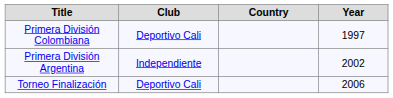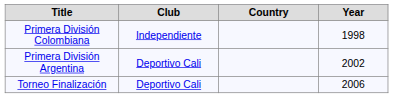(169, 35) Deportivo Cali -> (169, 35) Independiente
(353, 35) 1997 -> (353, 35) 1998
(169, 62) Independiente -> (169, 62) Deportivo Cali
